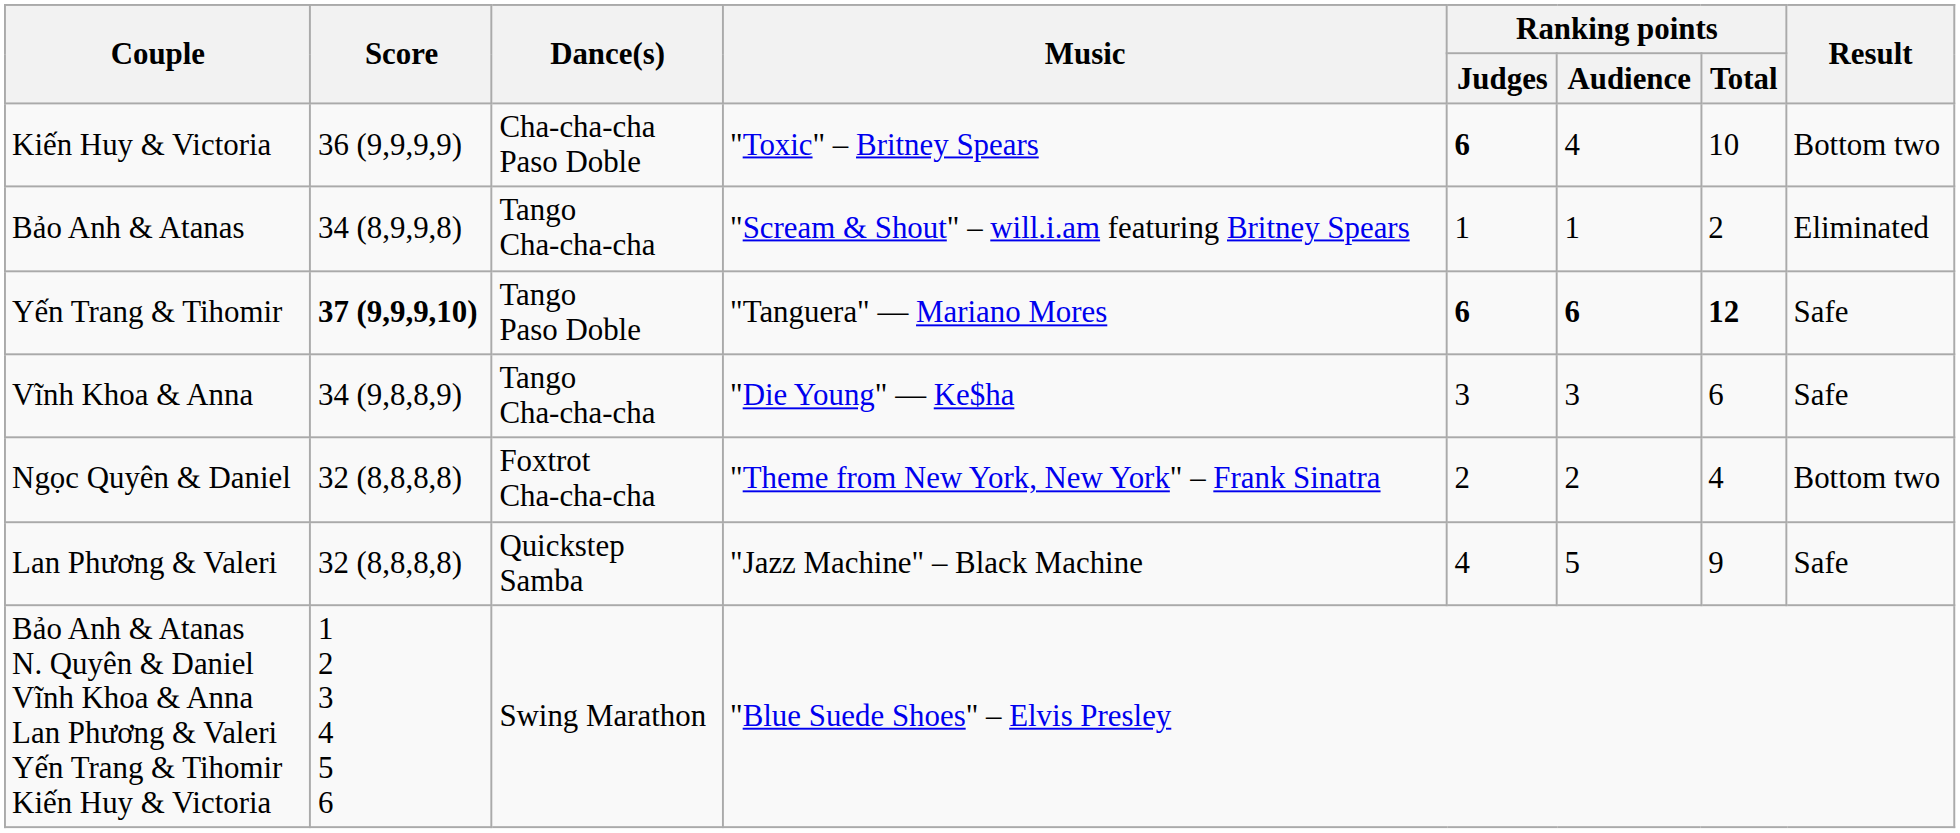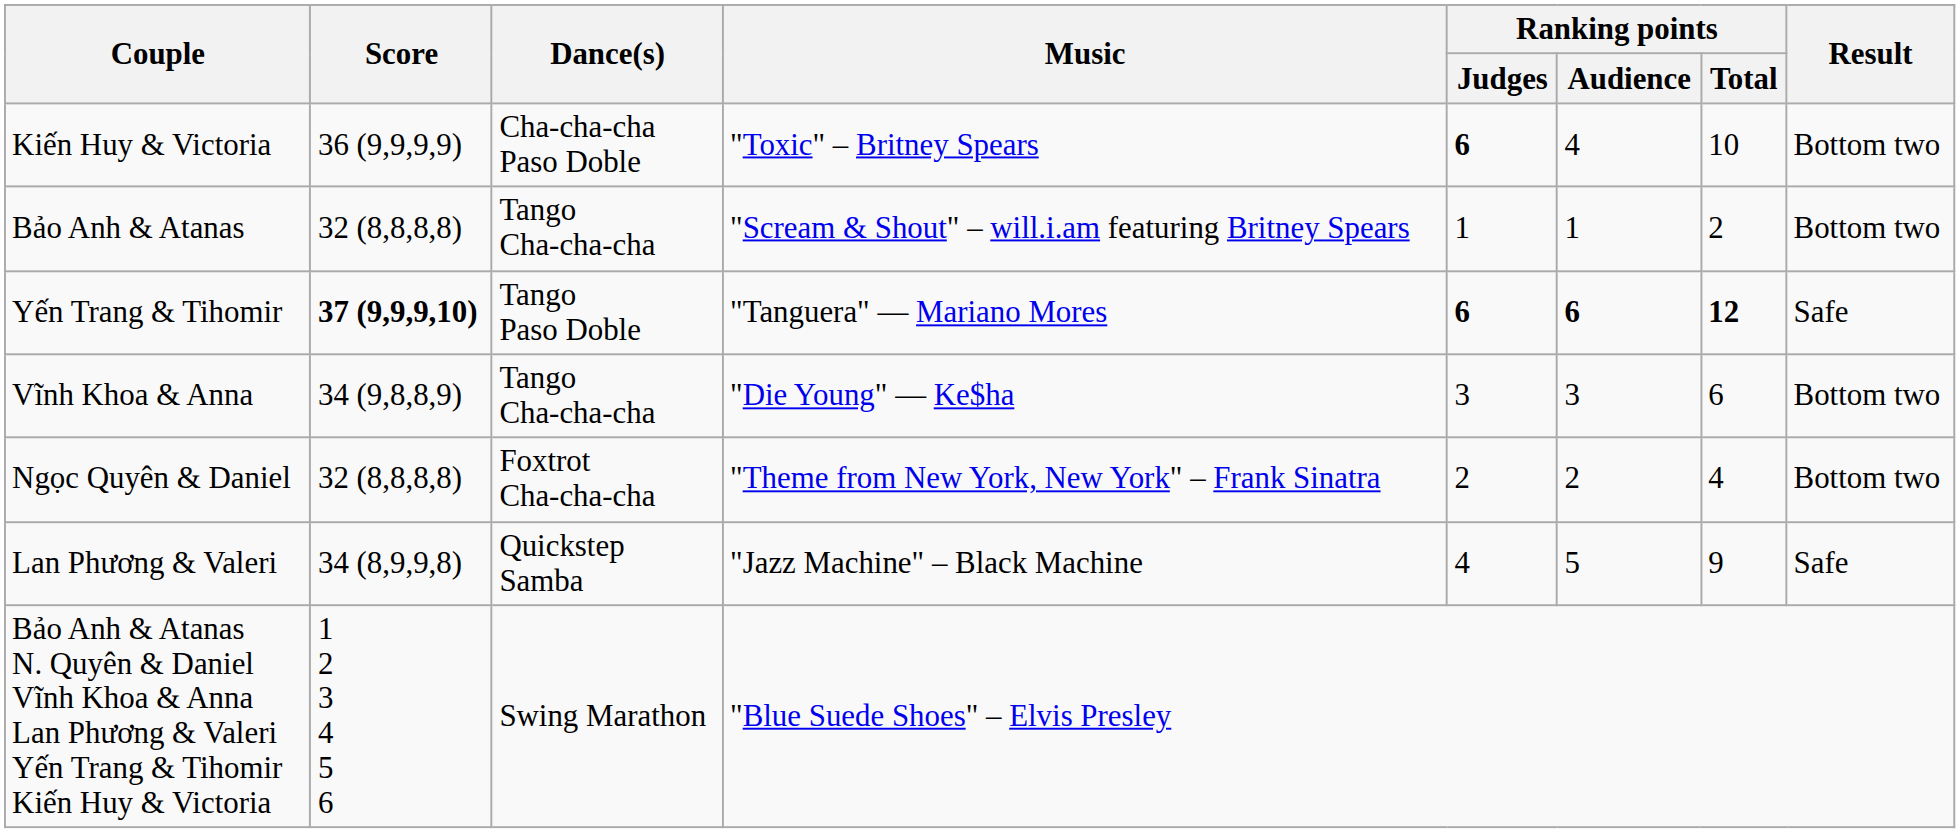(390, 228) 34 (8,9,9,8) -> (390, 228) 32 (8,8,8,8)
(1861, 228) Eliminated -> (1867, 228) Bottom two
(1821, 395) Safe -> (1867, 395) Bottom two
(390, 562) 32 (8,8,8,8) -> (390, 562) 34 (8,9,9,8)
